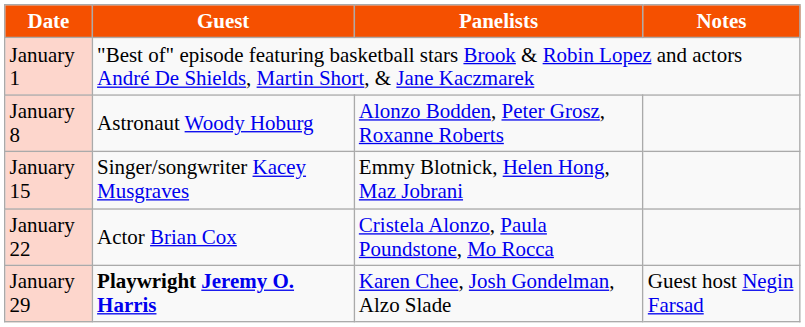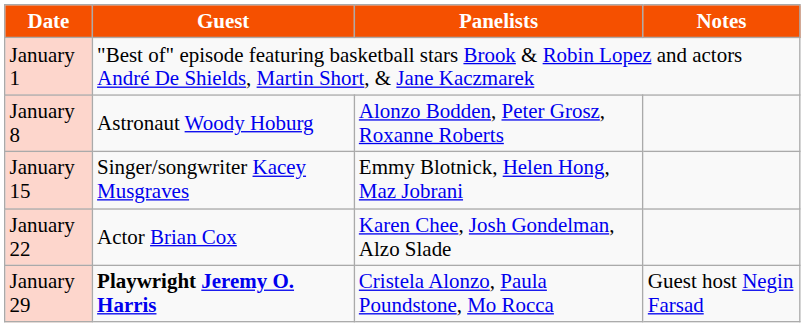(456, 236) Cristela Alonzo, Paula Poundstone, Mo Rocca -> (487, 236) Karen Chee, Josh Gondelman, Alzo Slade
(487, 293) Karen Chee, Josh Gondelman, Alzo Slade -> (456, 293) Cristela Alonzo, Paula Poundstone, Mo Rocca
